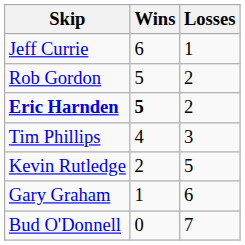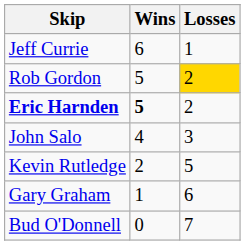(189, 78) no background -> (189, 78) gold background
- row: (55, 136)
+ row: (45, 136)
